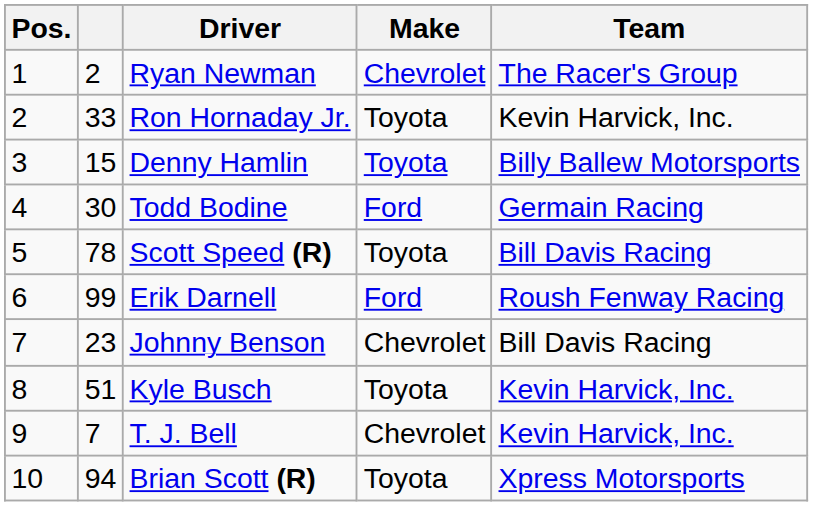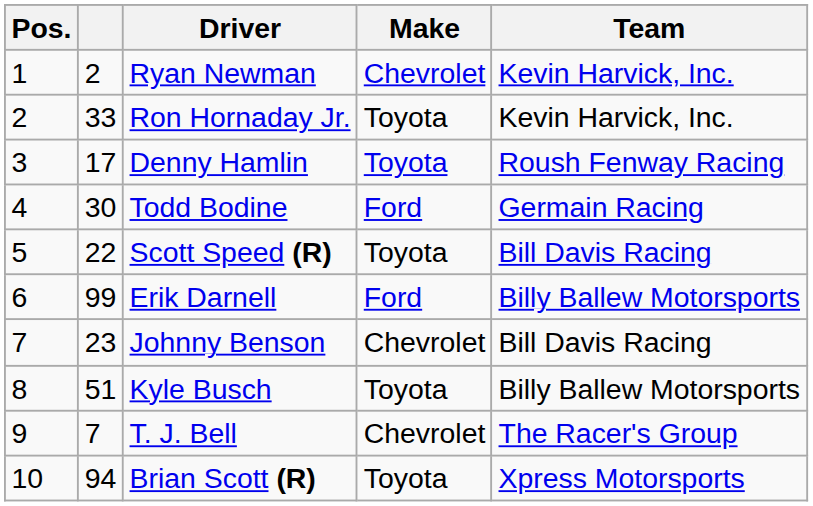(618, 73) The Racer's Group -> (616, 73) Kevin Harvick, Inc.
(101, 163) 15 -> (101, 163) 17
(649, 163) Billy Ballew Motorsports -> (641, 163) Roush Fenway Racing
(101, 253) 78 -> (101, 253) 22
(641, 298) Roush Fenway Racing -> (649, 298) Billy Ballew Motorsports
(616, 388) Kevin Harvick, Inc. -> (649, 388) Billy Ballew Motorsports
(616, 433) Kevin Harvick, Inc. -> (618, 433) The Racer's Group
